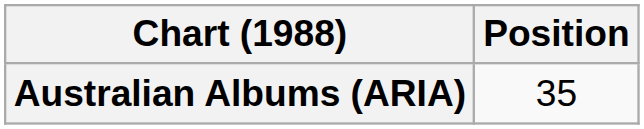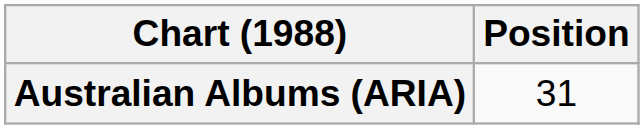(556, 92) 35 -> (556, 92) 31
